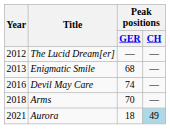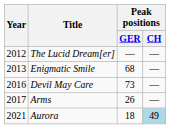(130, 85) 74 -> (130, 85) 73
(16, 100) 2018 -> (16, 100) 2017
(130, 100) 70 -> (130, 100) 26
